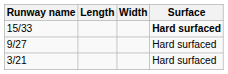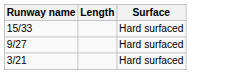- column: (133, 12)
(187, 28) bold -> (151, 28) normal
